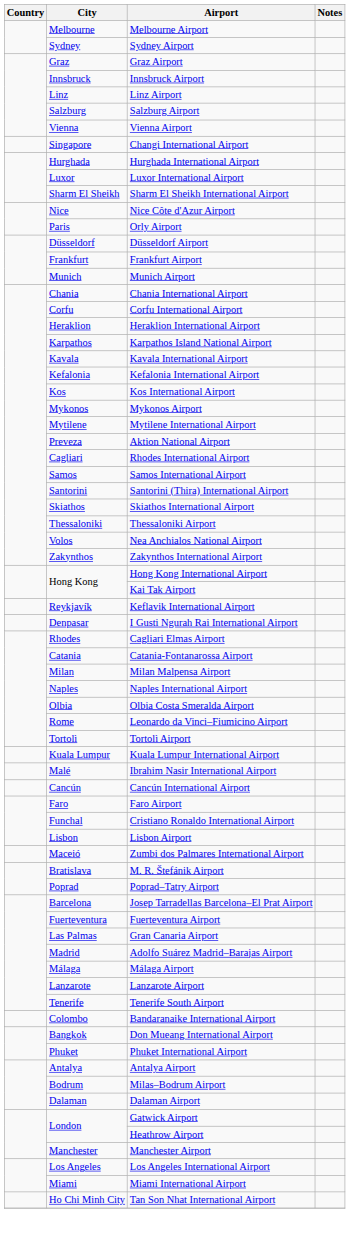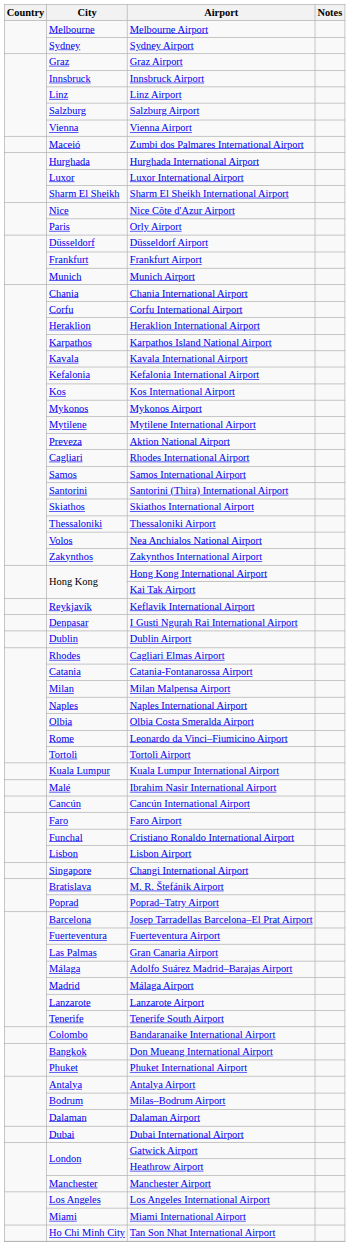rows swapped: (217, 853) <-> (189, 144)
+ row: (161, 639)
(64, 952) Madrid -> (65, 969) Málaga
(65, 969) Málaga -> (64, 985) Madrid
+ row: (187, 1134)
